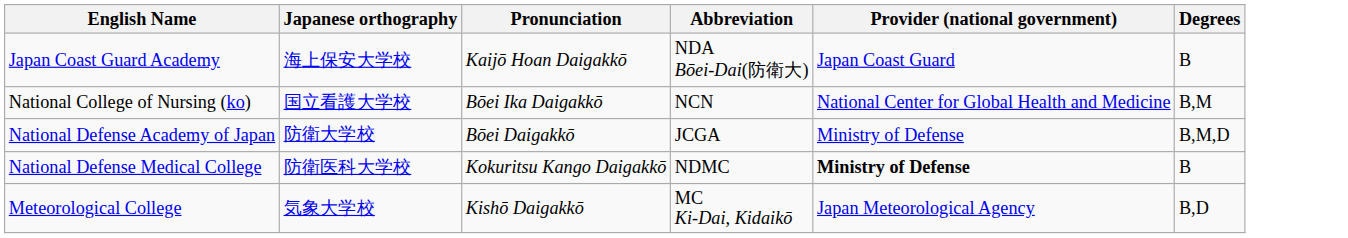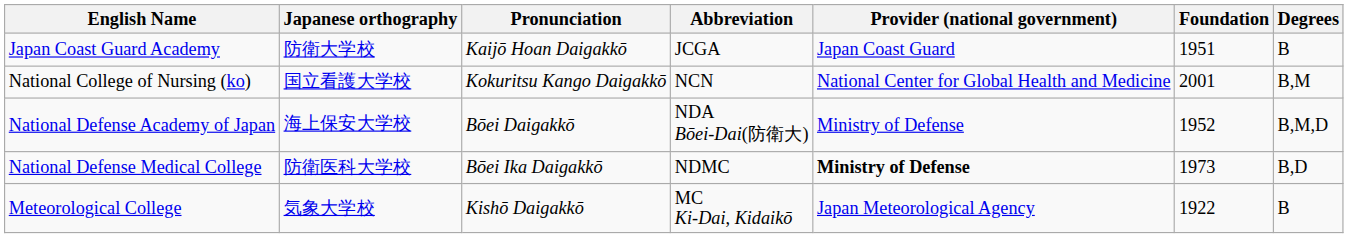+ column: (1224, 18)
(347, 59) 海上保安大学校 -> (329, 49) 防衛大学校
(742, 58) NDA Bōei-Dai(防衛大) -> (698, 49) JCGA
(534, 102) Bōei Ika Daigakkō -> (566, 81) Kokuritsu Kango Daigakkō
(329, 134) 防衛大学校 -> (347, 123) 海上保安大学校
(698, 134) JCGA -> (742, 123) NDA Bōei-Dai(防衛大)
(566, 167) Kokuritsu Kango Daigakkō -> (534, 167) Bōei Ika Daigakkō
(1185, 167) B -> (1293, 167) B,D
(1194, 208) B,D -> (1284, 208) B
